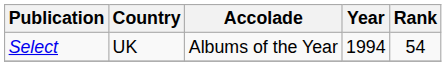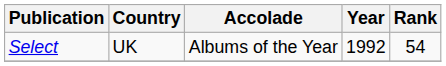(366, 46) 1994 -> (366, 46) 1992
